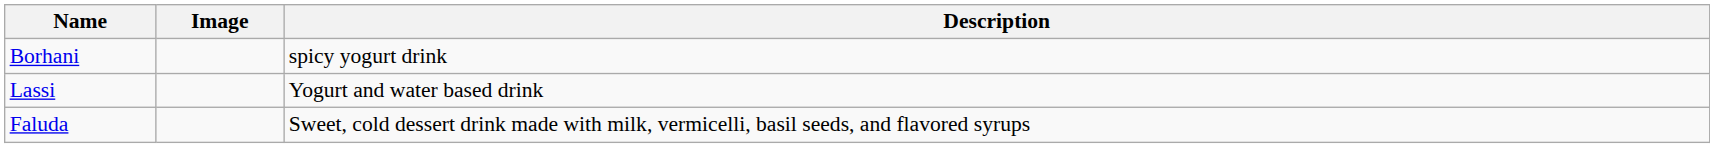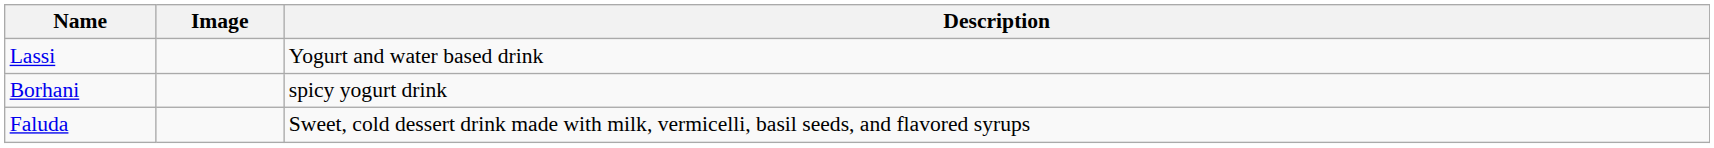rows swapped: (44, 55) <-> (32, 90)
